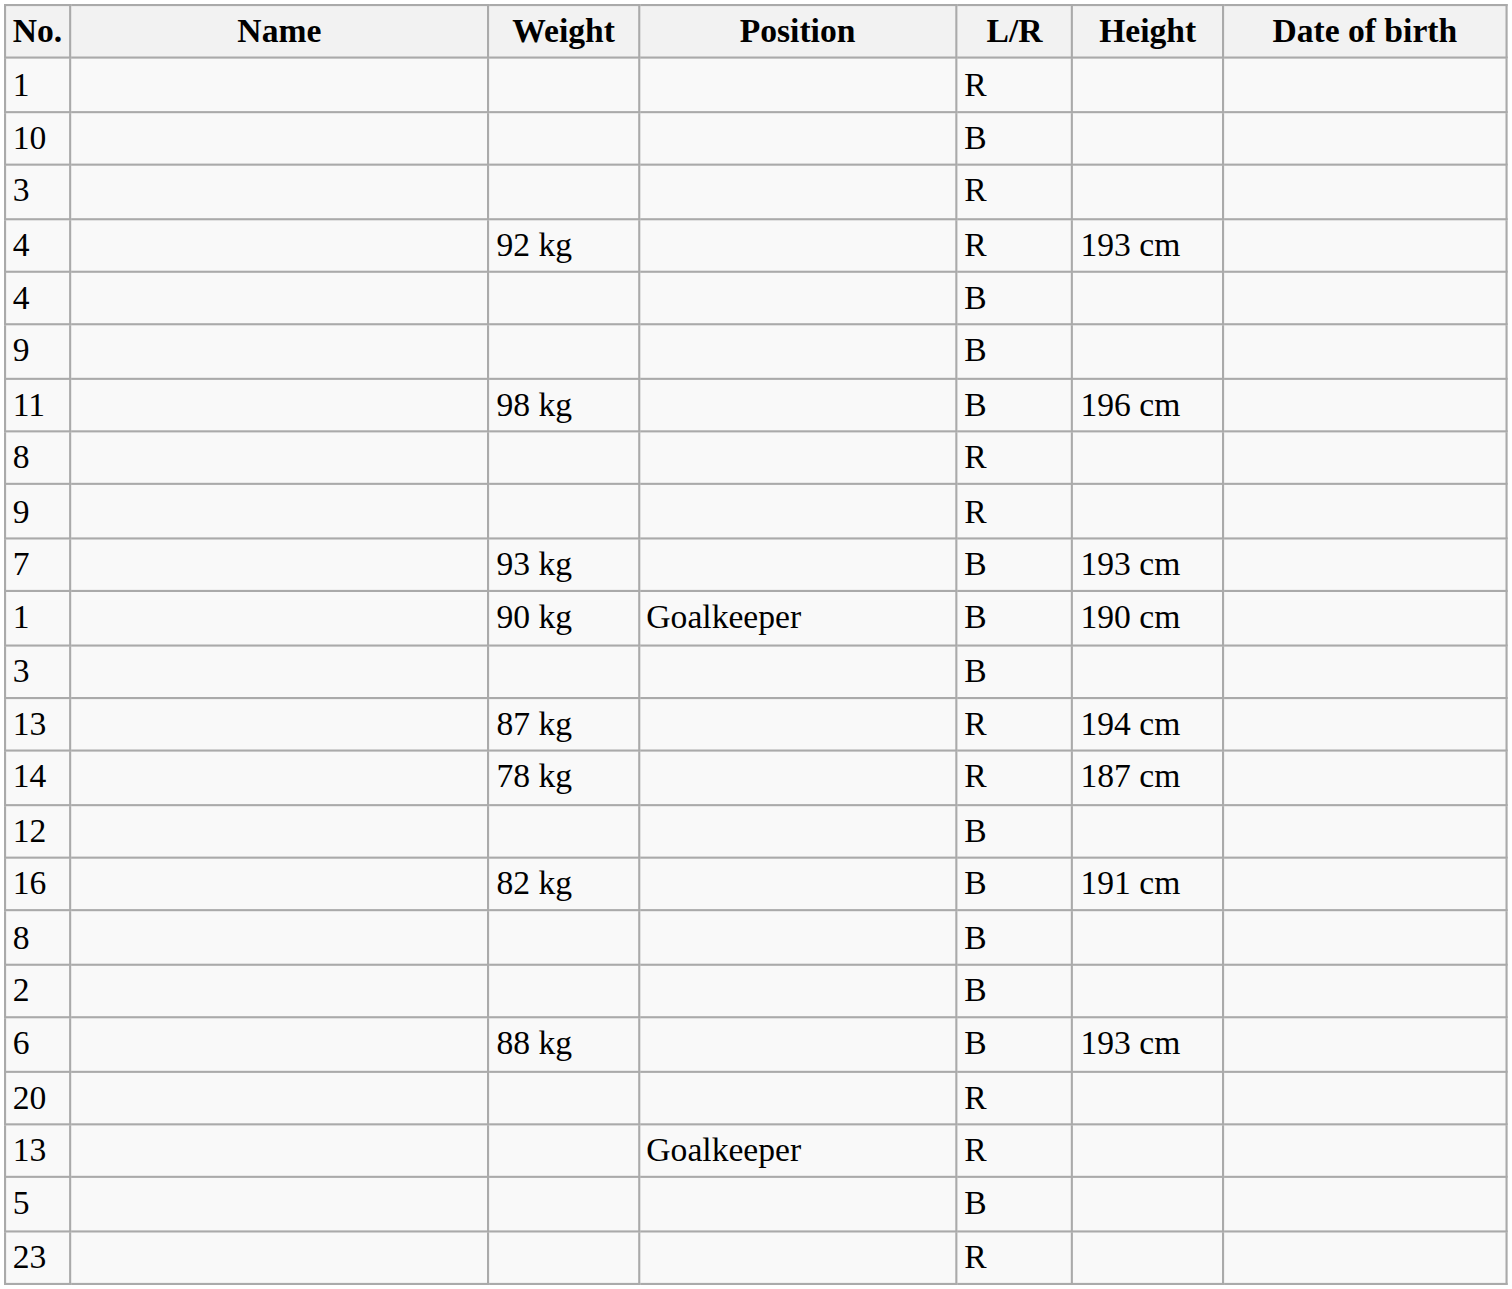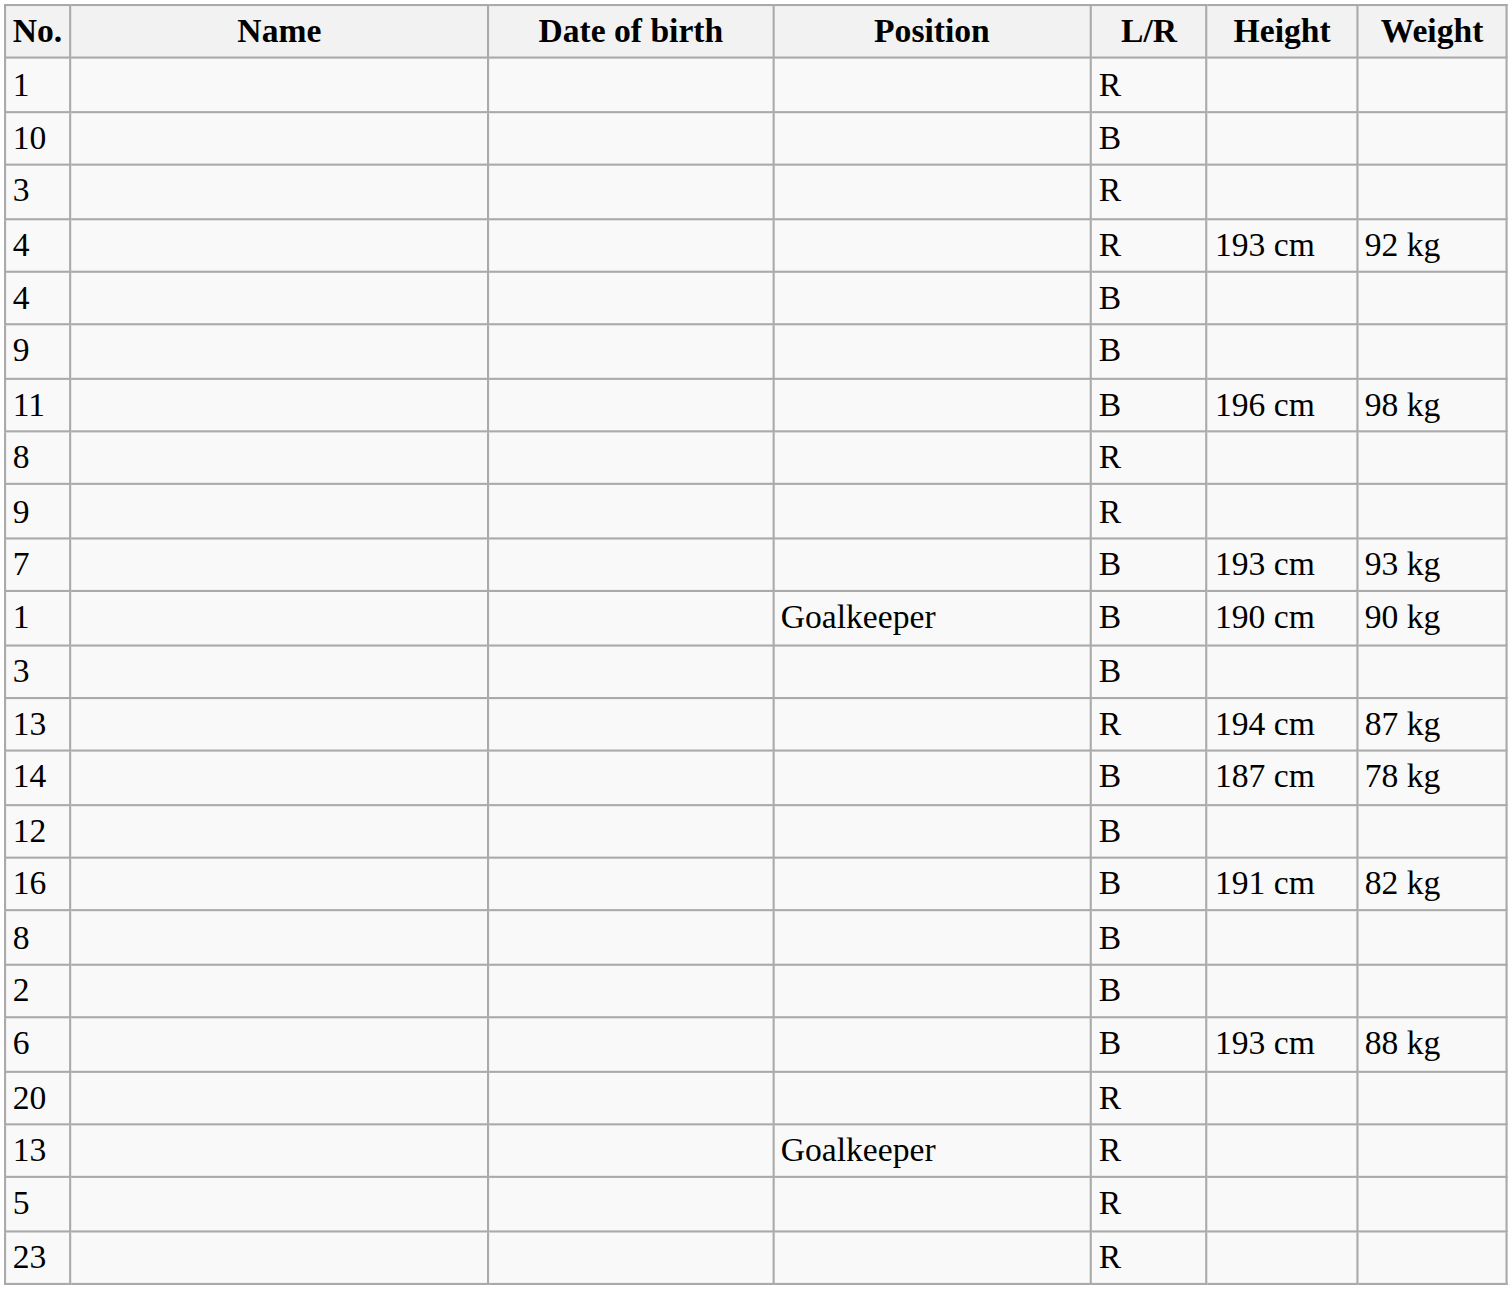columns swapped: (1365, 31) <-> (564, 31)
(975, 777) R -> (1110, 777) B
(975, 1203) B -> (1110, 1203) R
